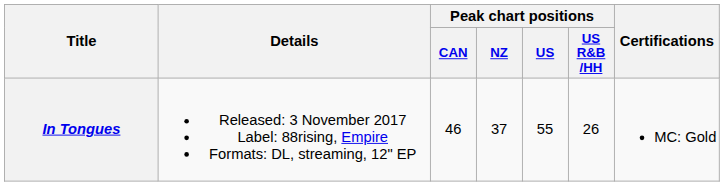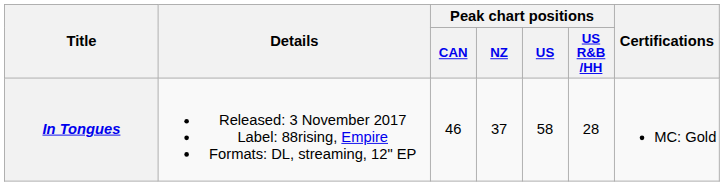(545, 129) 55 -> (545, 129) 58
(591, 129) 26 -> (591, 129) 28
